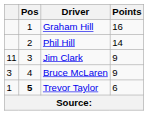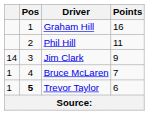(118, 42) 14 -> (118, 42) 11
(12, 58) 11 -> (12, 58) 14
(9, 73) 3 -> (9, 73) 1
(115, 73) 9 -> (116, 73) 7
